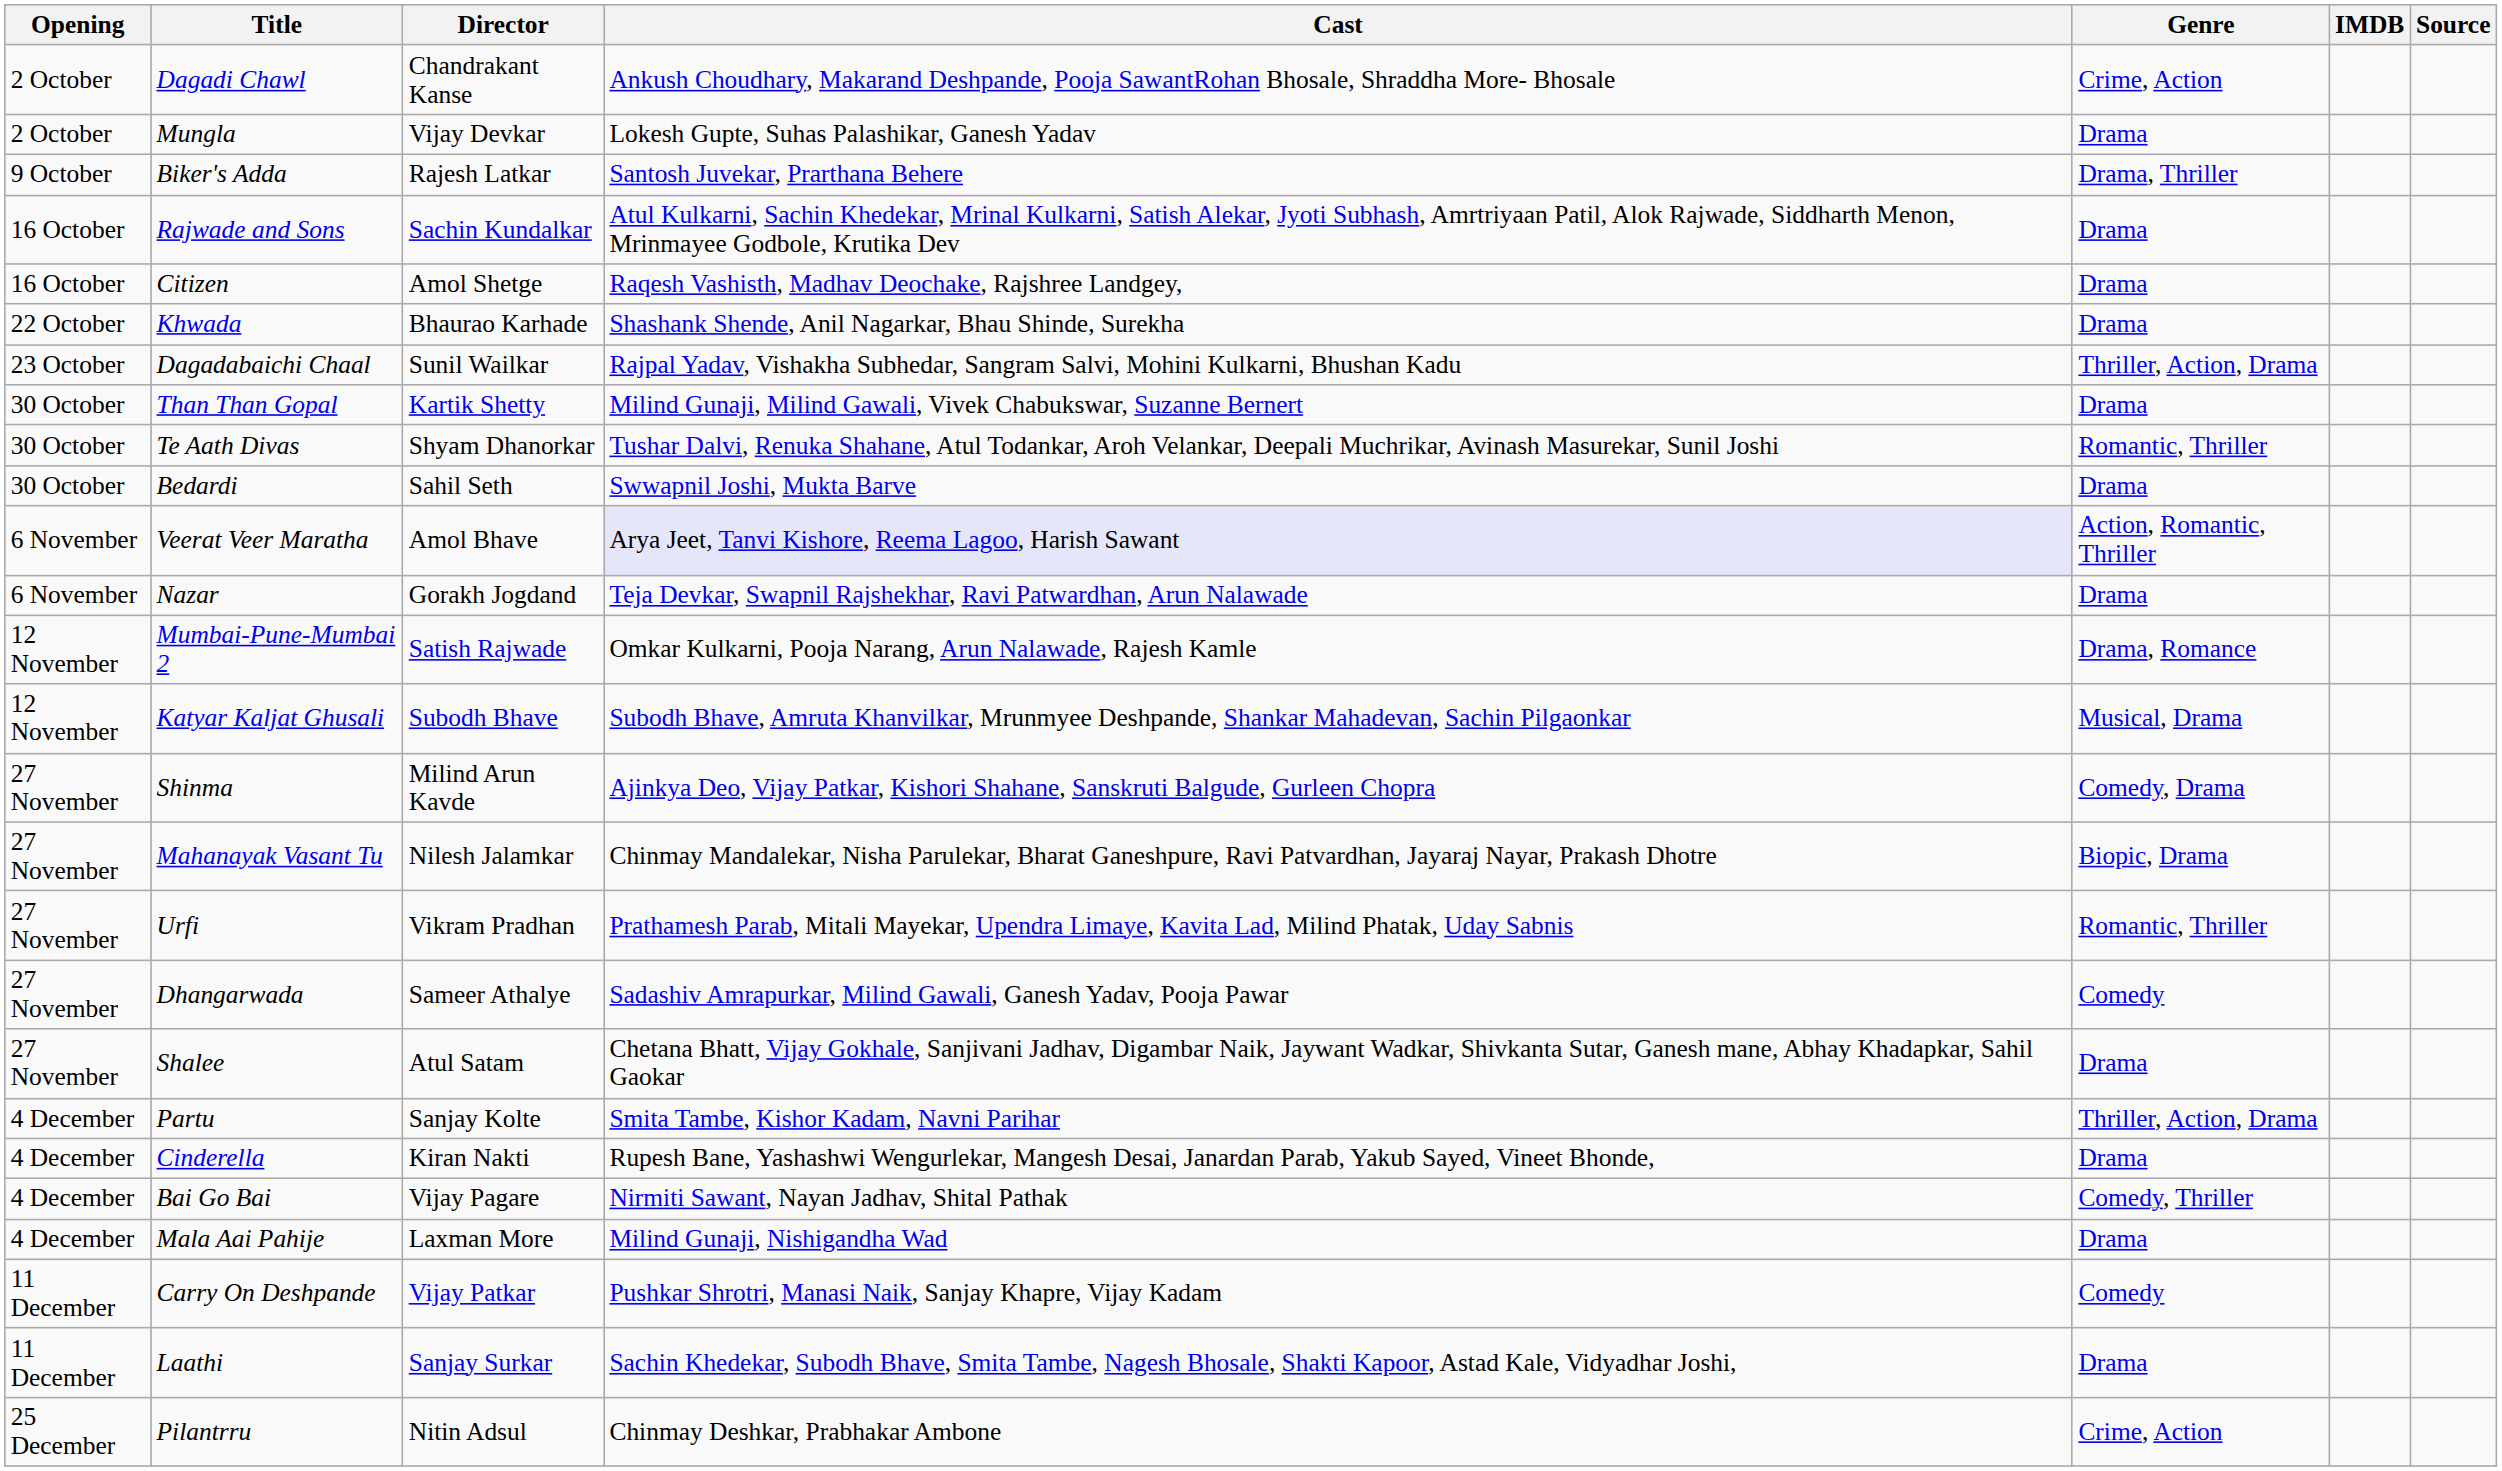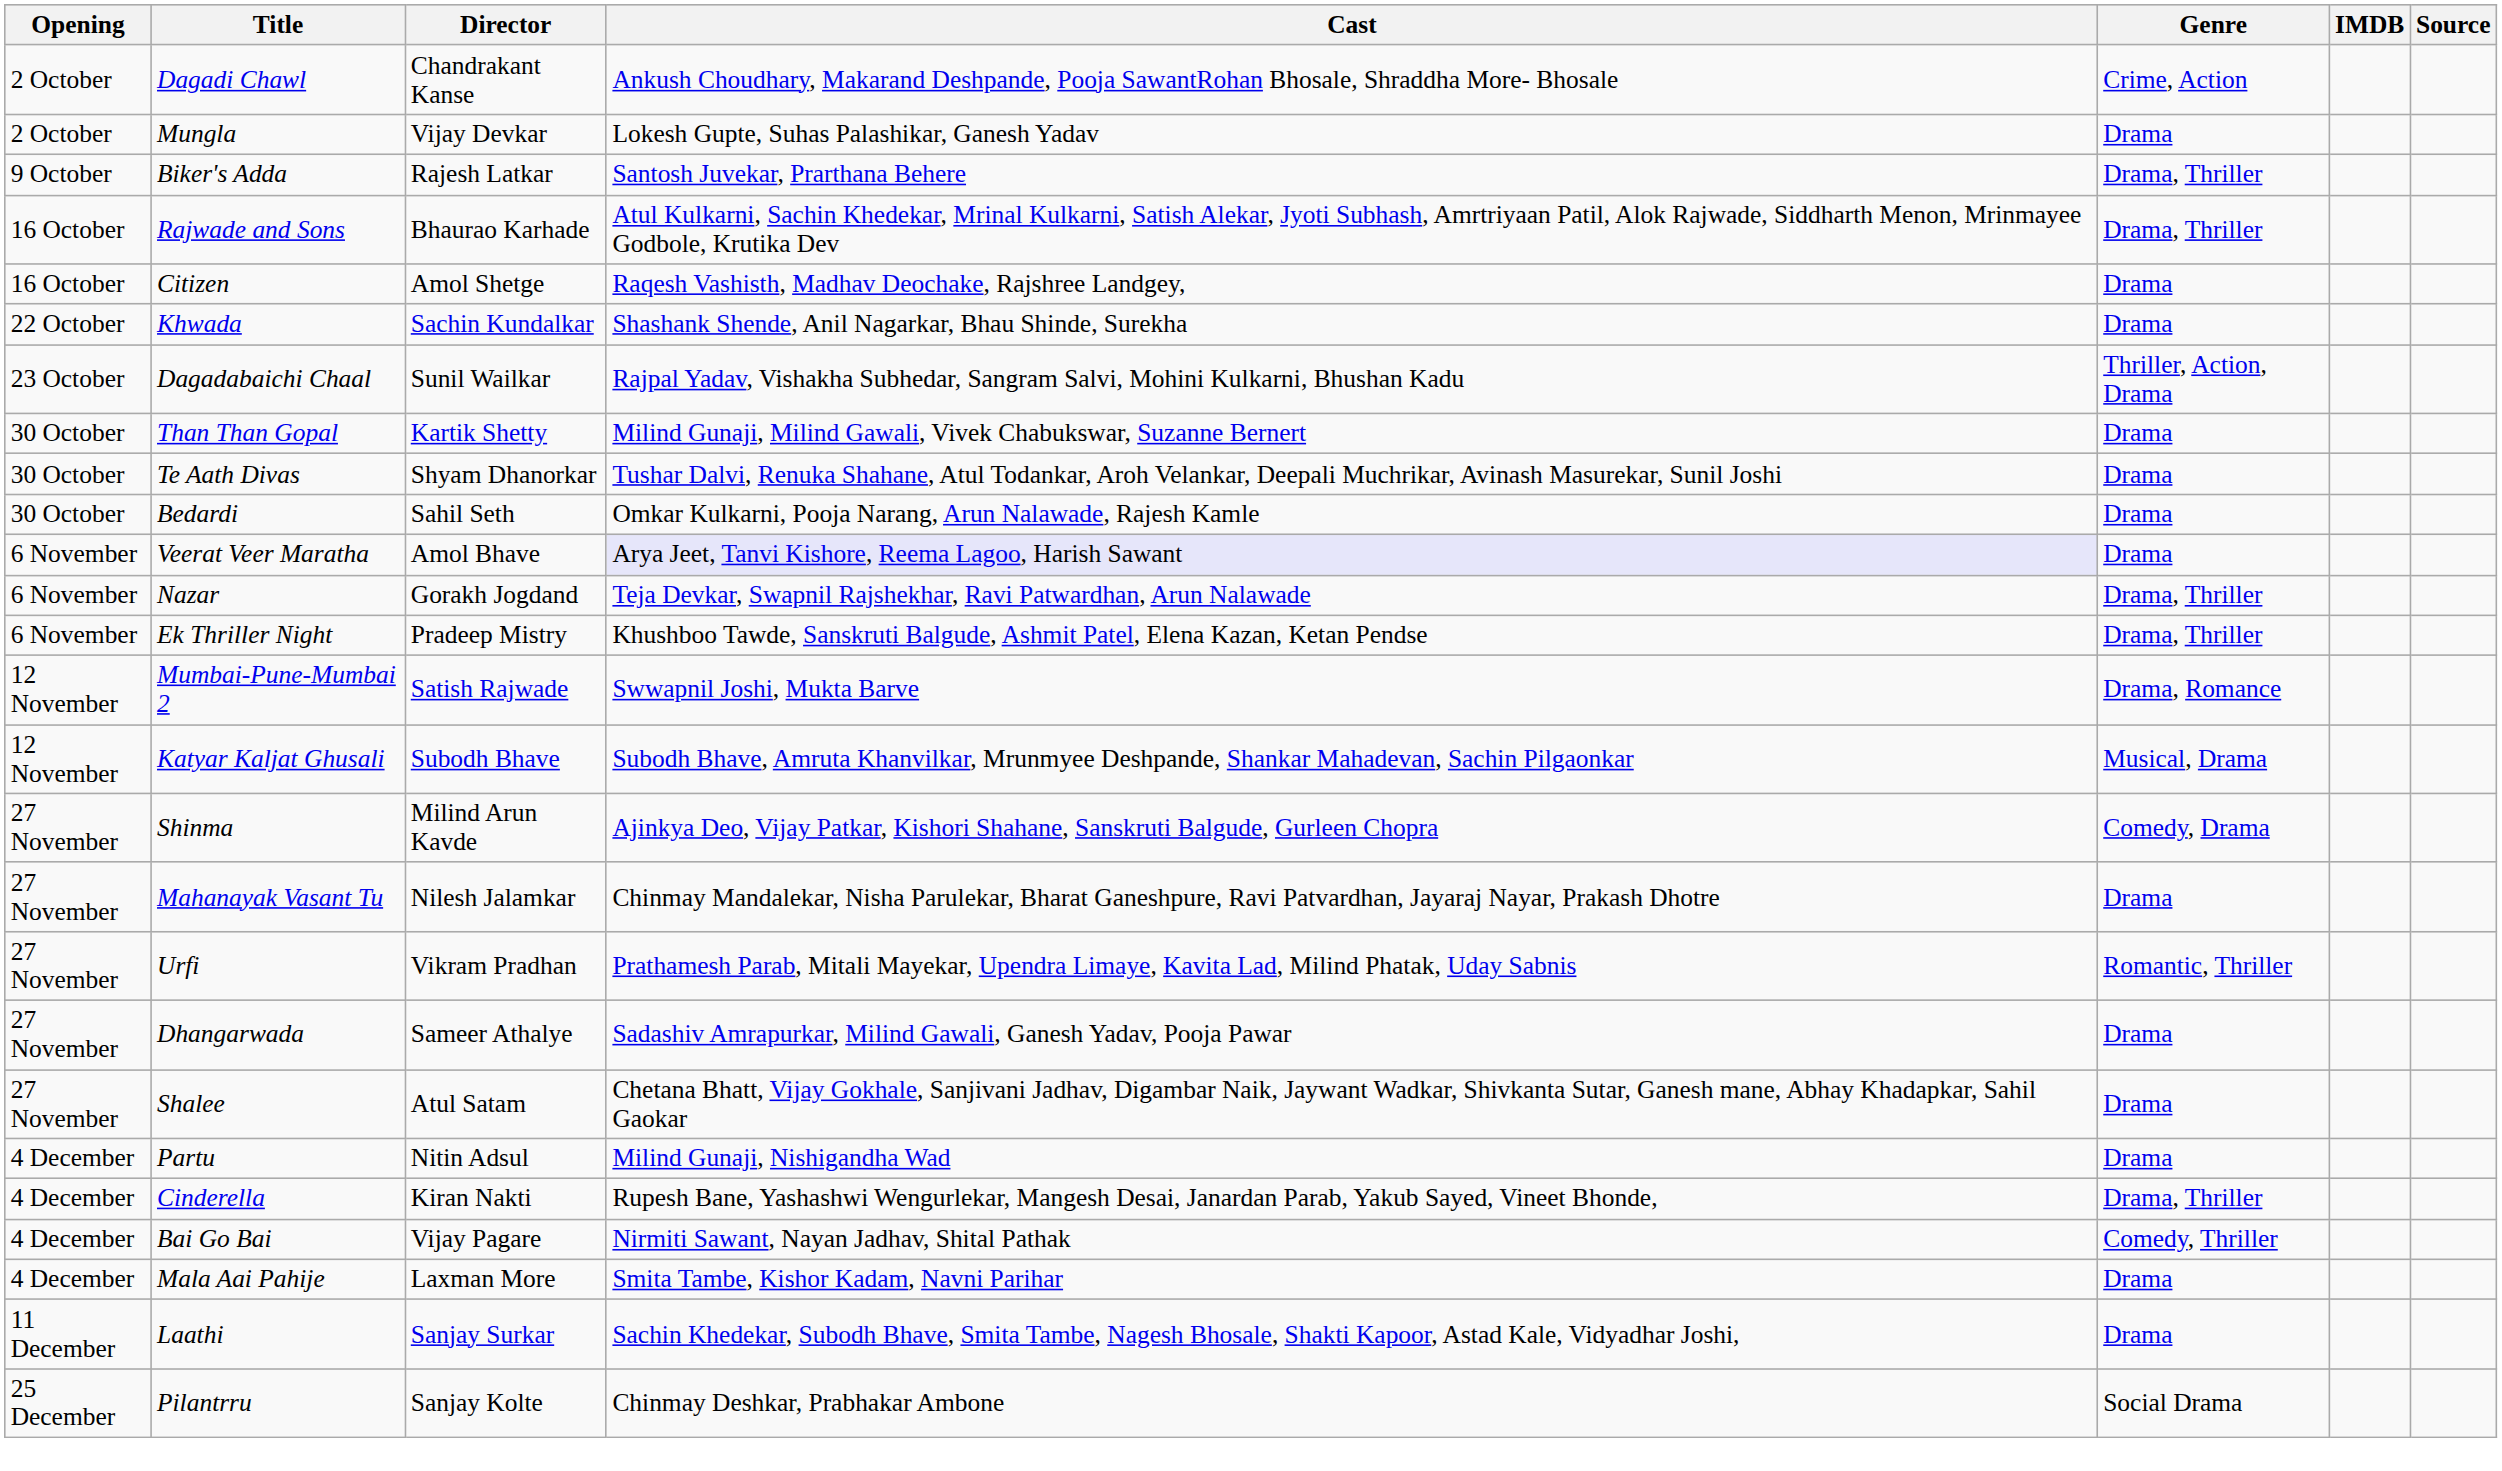(500, 228) Sachin Kundalkar -> (500, 228) Bhaurao Karhade
(2113, 228) Drama -> (2183, 228) Drama, Thriller
(498, 323) Bhaurao Karhade -> (502, 323) Sachin Kundalkar
(2173, 445) Romantic, Thriller -> (2138, 473) Drama
(763, 485) Swwapnil Joshi, Mukta Barve -> (936, 513) Omkar Kulkarni, Pooja Narang, Arun Nalawade, Rajesh Kamle
(2172, 540) Action, Romantic, Thriller -> (2138, 554) Drama
(2113, 594) Drama -> (2183, 594) Drama, Thriller
+ row: (245, 635)
(933, 649) Omkar Kulkarni, Pooja Narang, Arun Nalawade, Rajesh Kamle -> (766, 689) Swwapnil Joshi, Mukta Barve
(2153, 856) Biopic, Drama -> (2138, 896) Drama
(2121, 994) Comedy -> (2138, 1034) Drama
(475, 1117) Sanjay Kolte -> (470, 1158) Nitin Adsul
(835, 1117) Smita Tambe, Kishor Kadam, Navni Parihar -> (781, 1158) Milind Gunaji, Nishigandha Wad
(2198, 1117) Thriller, Action, Drama -> (2138, 1158) Drama
(2113, 1158) Drama -> (2183, 1198) Drama, Thriller
(778, 1238) Milind Gunaji, Nishigandha Wad -> (838, 1279) Smita Tambe, Kishor Kadam, Navni Parihar
- row: (266, 1293)
(468, 1431) Nitin Adsul -> (477, 1402) Sanjay Kolte
(2150, 1431) Crime, Action -> (2173, 1402) Social Drama
